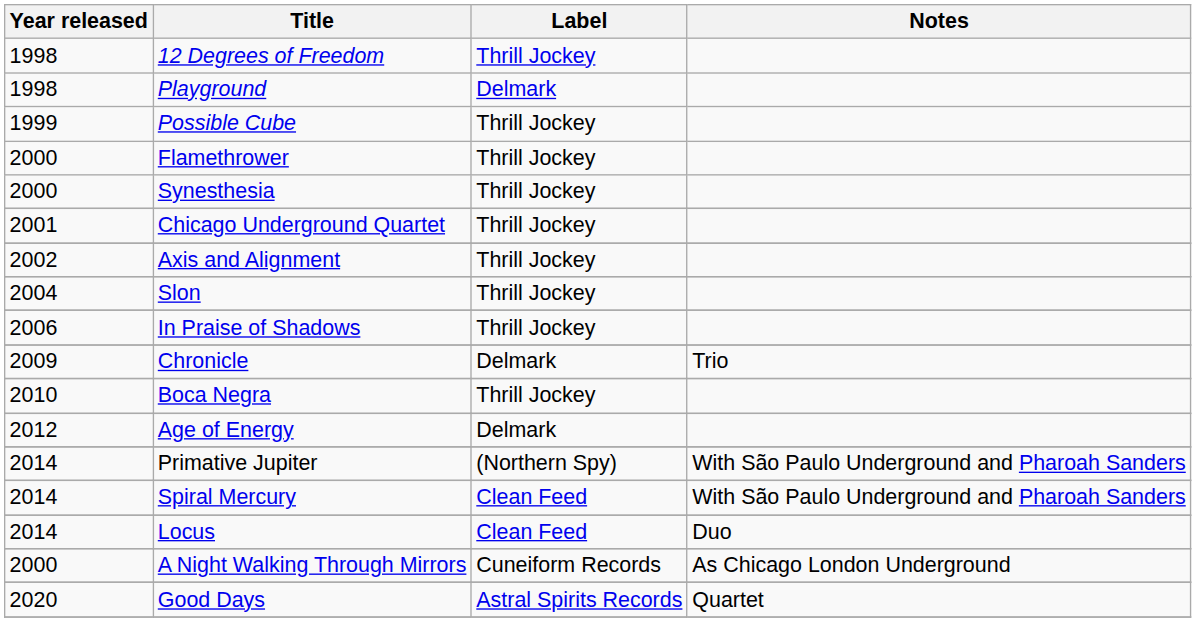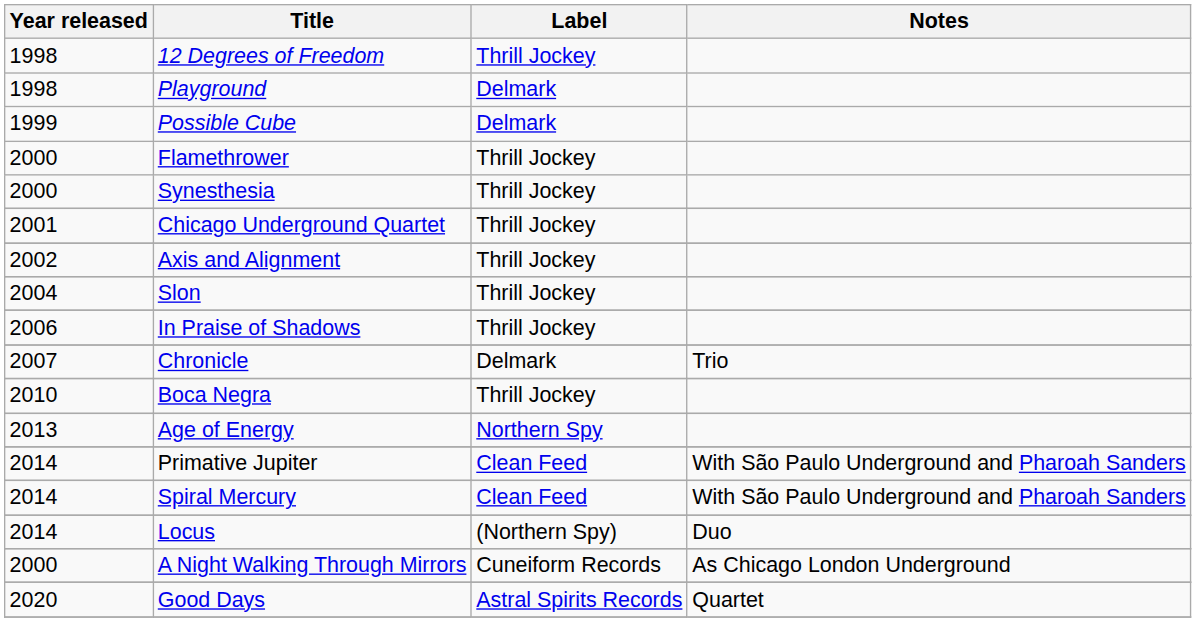(536, 123) Thrill Jockey -> (516, 123) Delmark
(33, 361) 2009 -> (33, 361) 2007
(33, 429) 2012 -> (33, 429) 2013
(516, 429) Delmark -> (539, 429) Northern Spy
(547, 463) (Northern Spy) -> (532, 463) Clean Feed
(532, 531) Clean Feed -> (547, 531) (Northern Spy)
